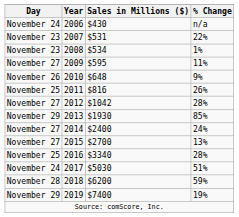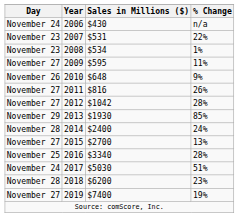(33, 90) November 25 -> (33, 90) November 27
(33, 129) November 27 -> (33, 129) November 28
(200, 182) 59% -> (200, 182) 23%
(33, 195) November 29 -> (33, 195) November 27
